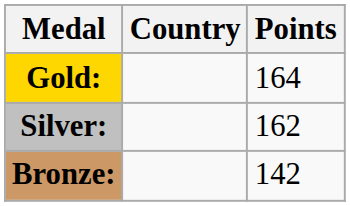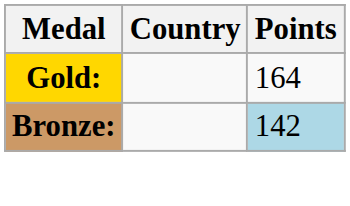- row: (64, 126)
(278, 175) no background -> (278, 126) lightblue background
